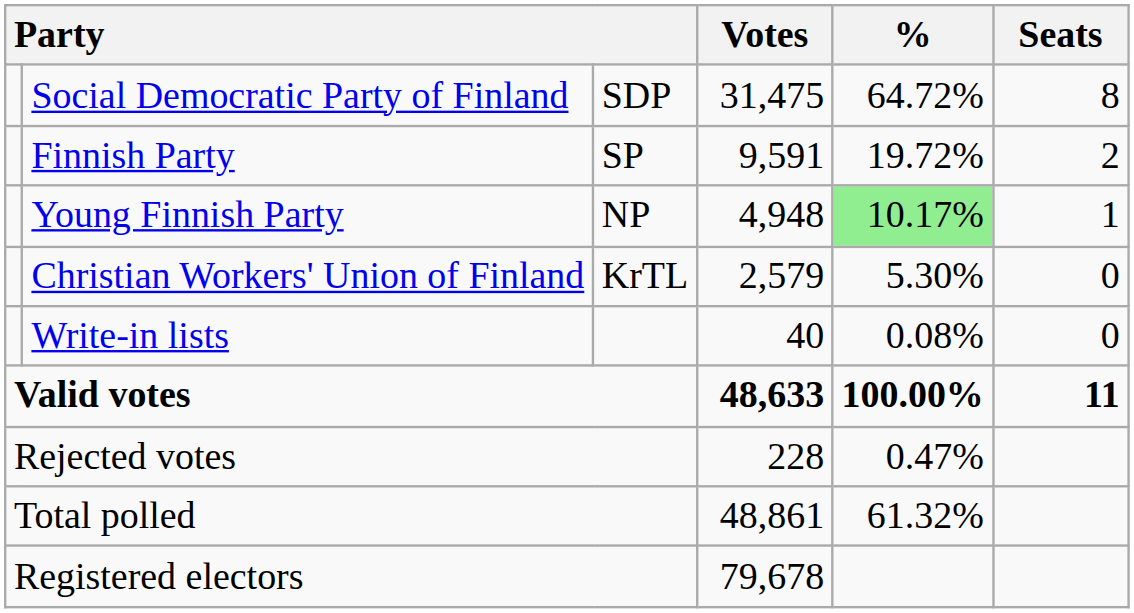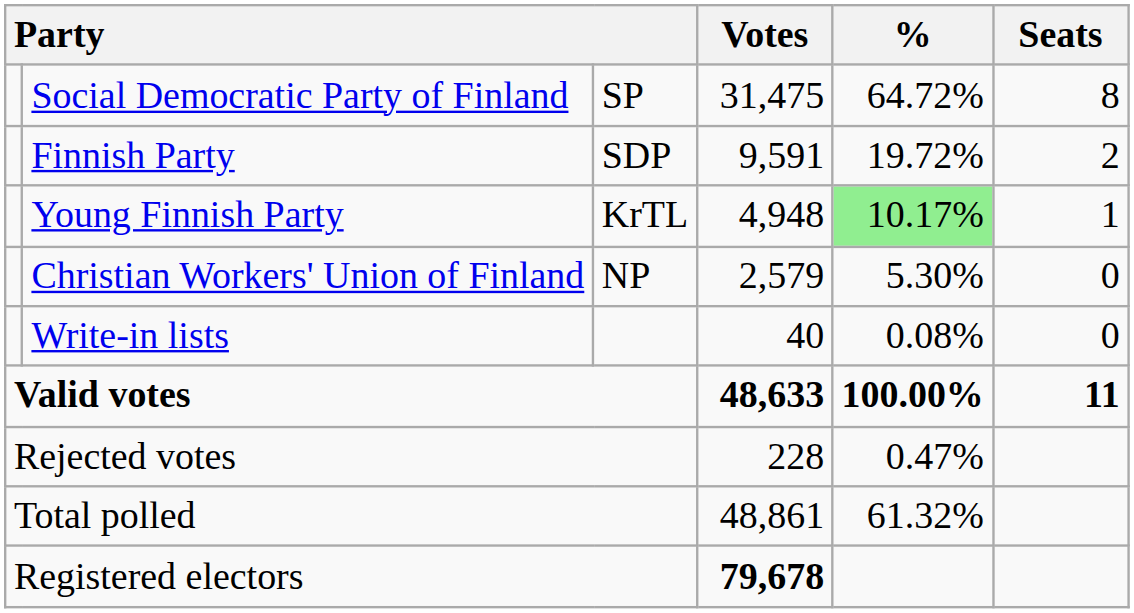(637, 94) SDP -> (623, 94) SP
(623, 154) SP -> (637, 154) SDP
(626, 214) NP -> (645, 214) KrTL
(645, 275) KrTL -> (626, 275) NP
(772, 575) normal -> (772, 575) bold
